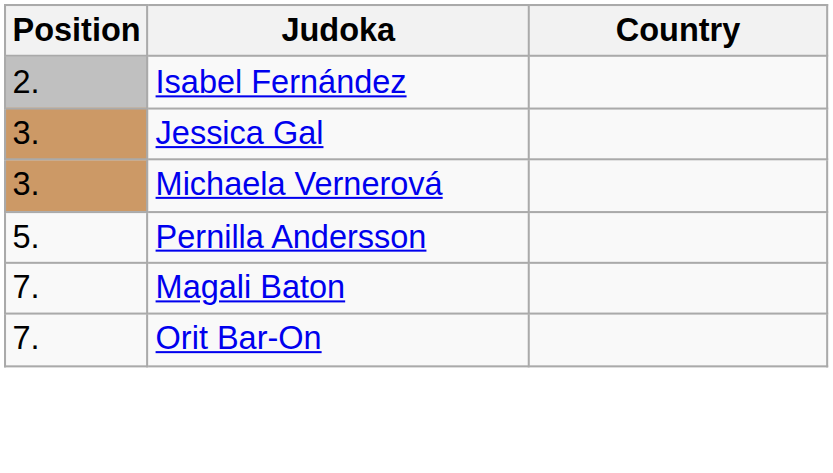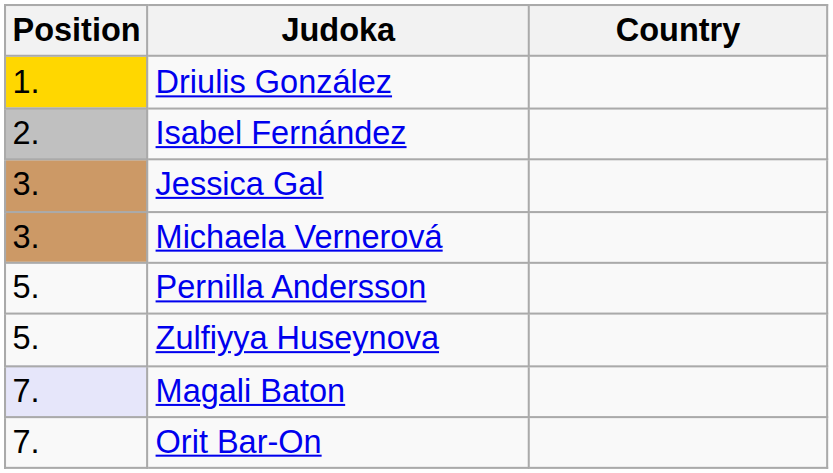+ row: (274, 81)
+ row: (297, 339)
(26, 287) no background -> (26, 390) lavender background
